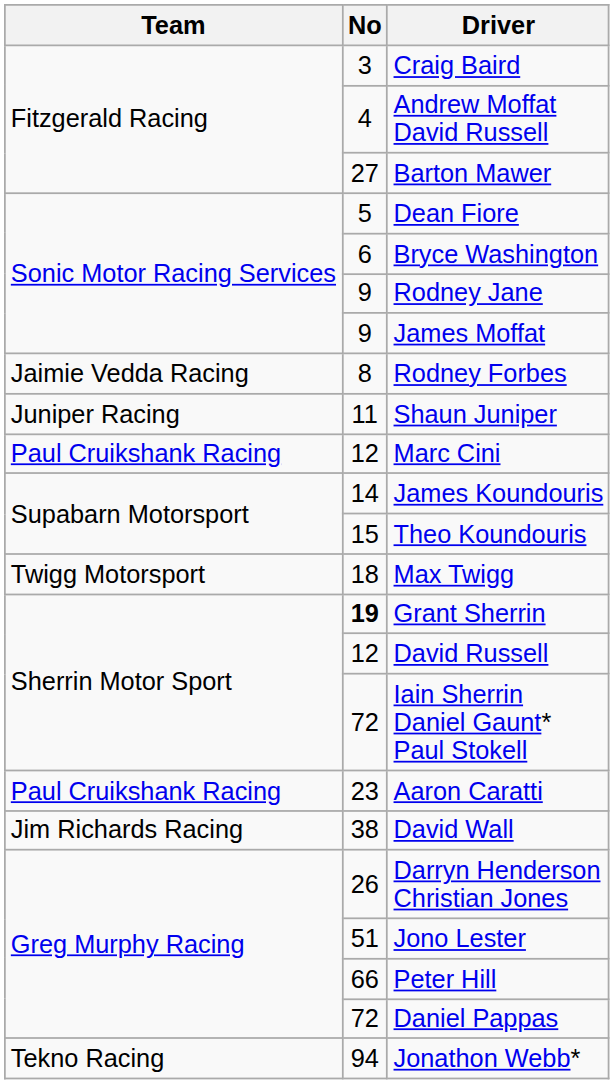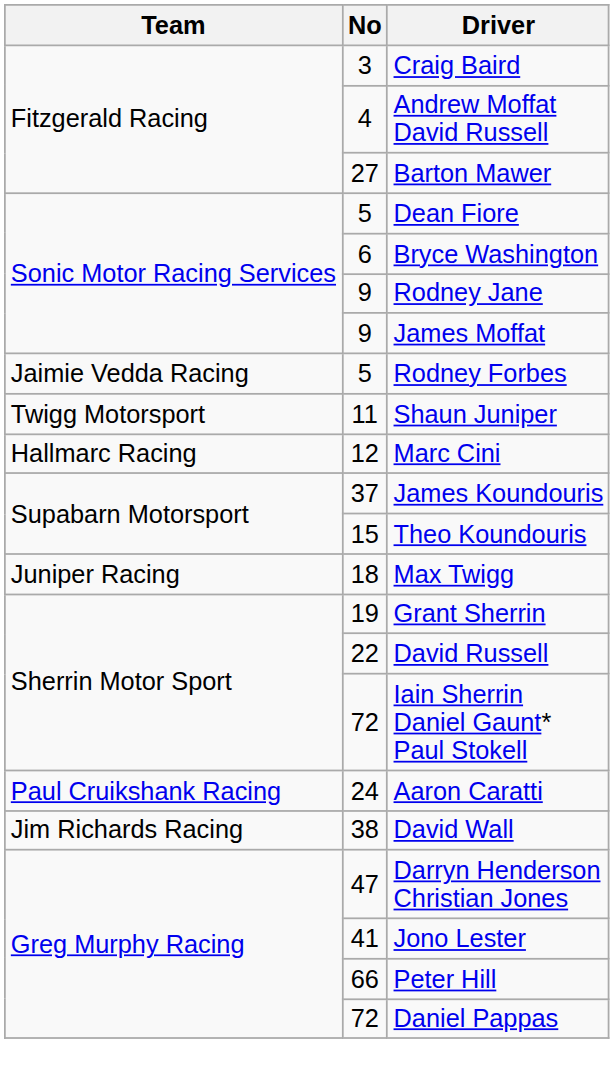(365, 374) 8 -> (365, 374) 5
(95, 414) Juniper Racing -> (108, 414) Twigg Motorsport
(146, 454) Paul Cruikshank Racing -> (104, 454) Hallmarc Racing
(365, 494) 14 -> (365, 494) 37
(108, 574) Twigg Motorsport -> (95, 574) Juniper Racing
(365, 614) bold -> (365, 614) normal
(365, 654) 12 -> (365, 654) 22
(365, 790) 23 -> (365, 790) 24
(365, 885) 26 -> (365, 885) 47
(365, 939) 51 -> (365, 939) 41
- row: (487, 1059)
